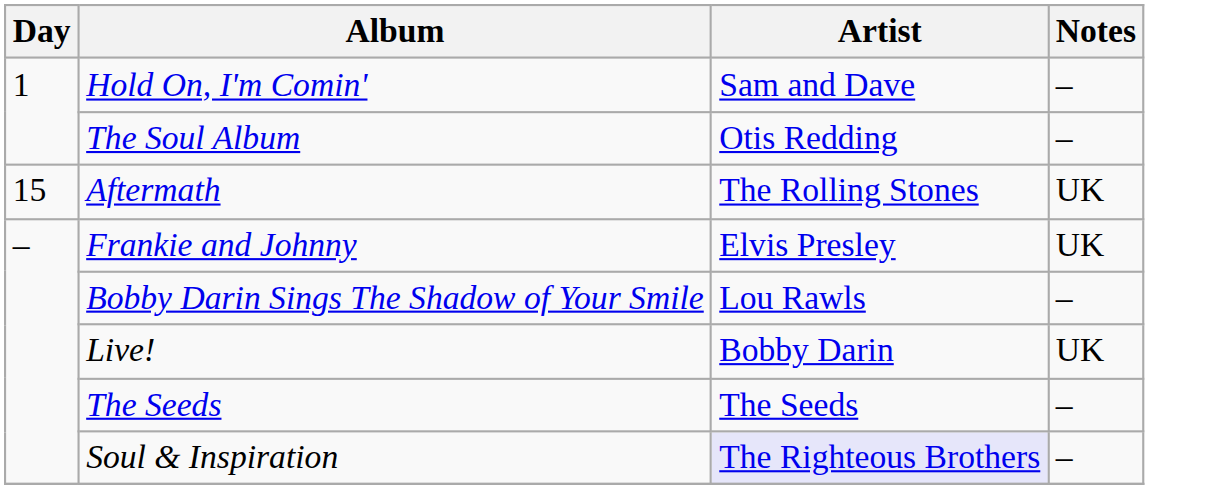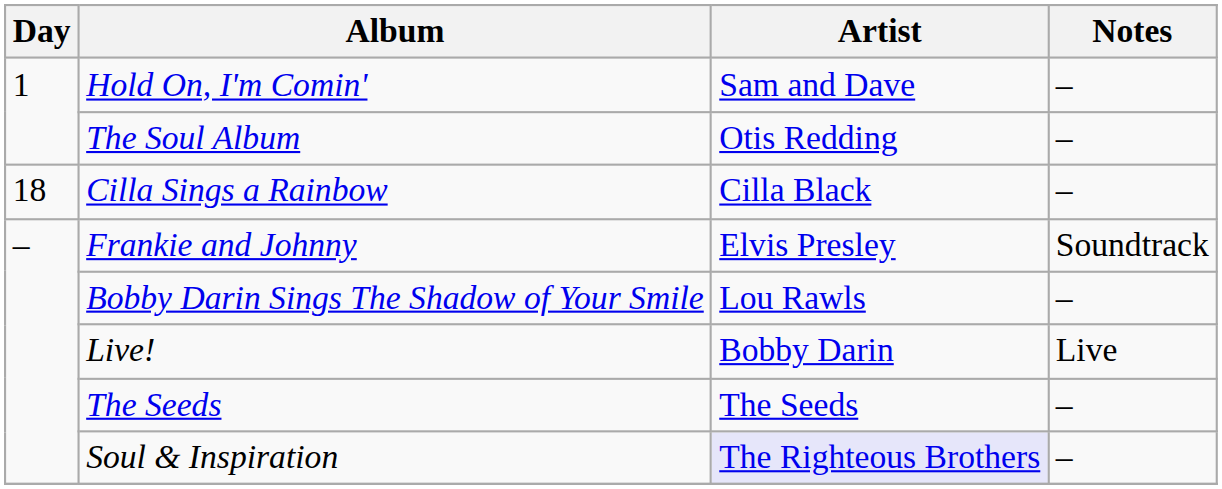- row: (153, 191)
+ row: (237, 191)
(1080, 244) UK -> (1132, 244) Soundtrack
(1080, 350) UK -> (1087, 350) Live
